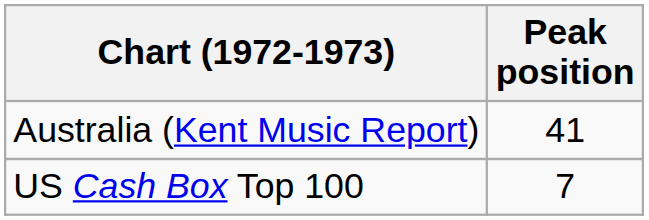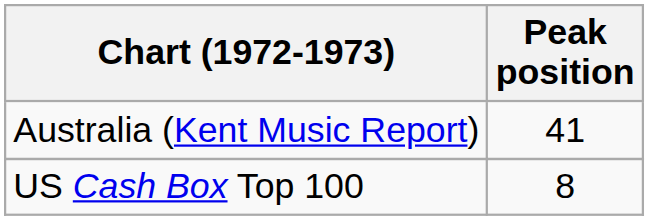(565, 186) 7 -> (565, 186) 8
